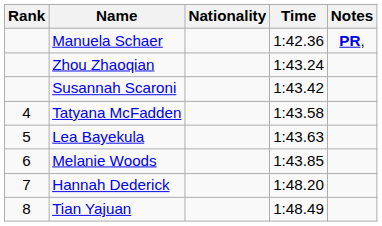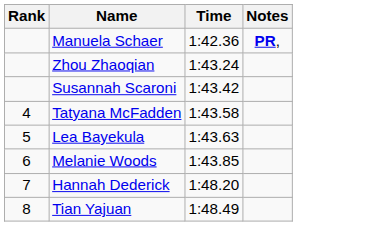- column: (227, 16)
